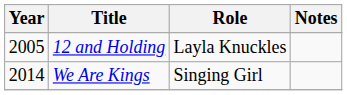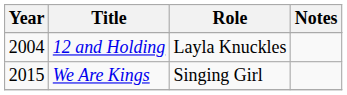(27, 47) 2005 -> (27, 47) 2004
(27, 75) 2014 -> (27, 75) 2015
